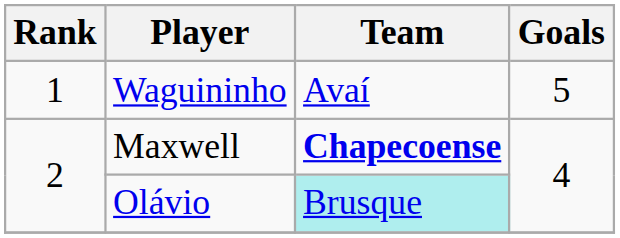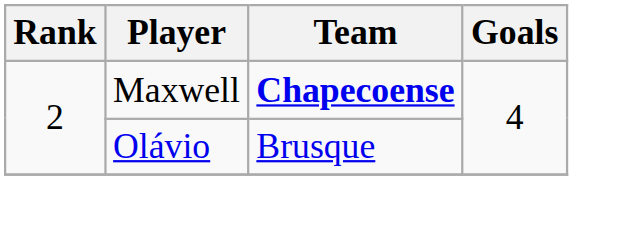- row: (200, 89)
(363, 202) paleturquoise background -> (316, 145) no background
